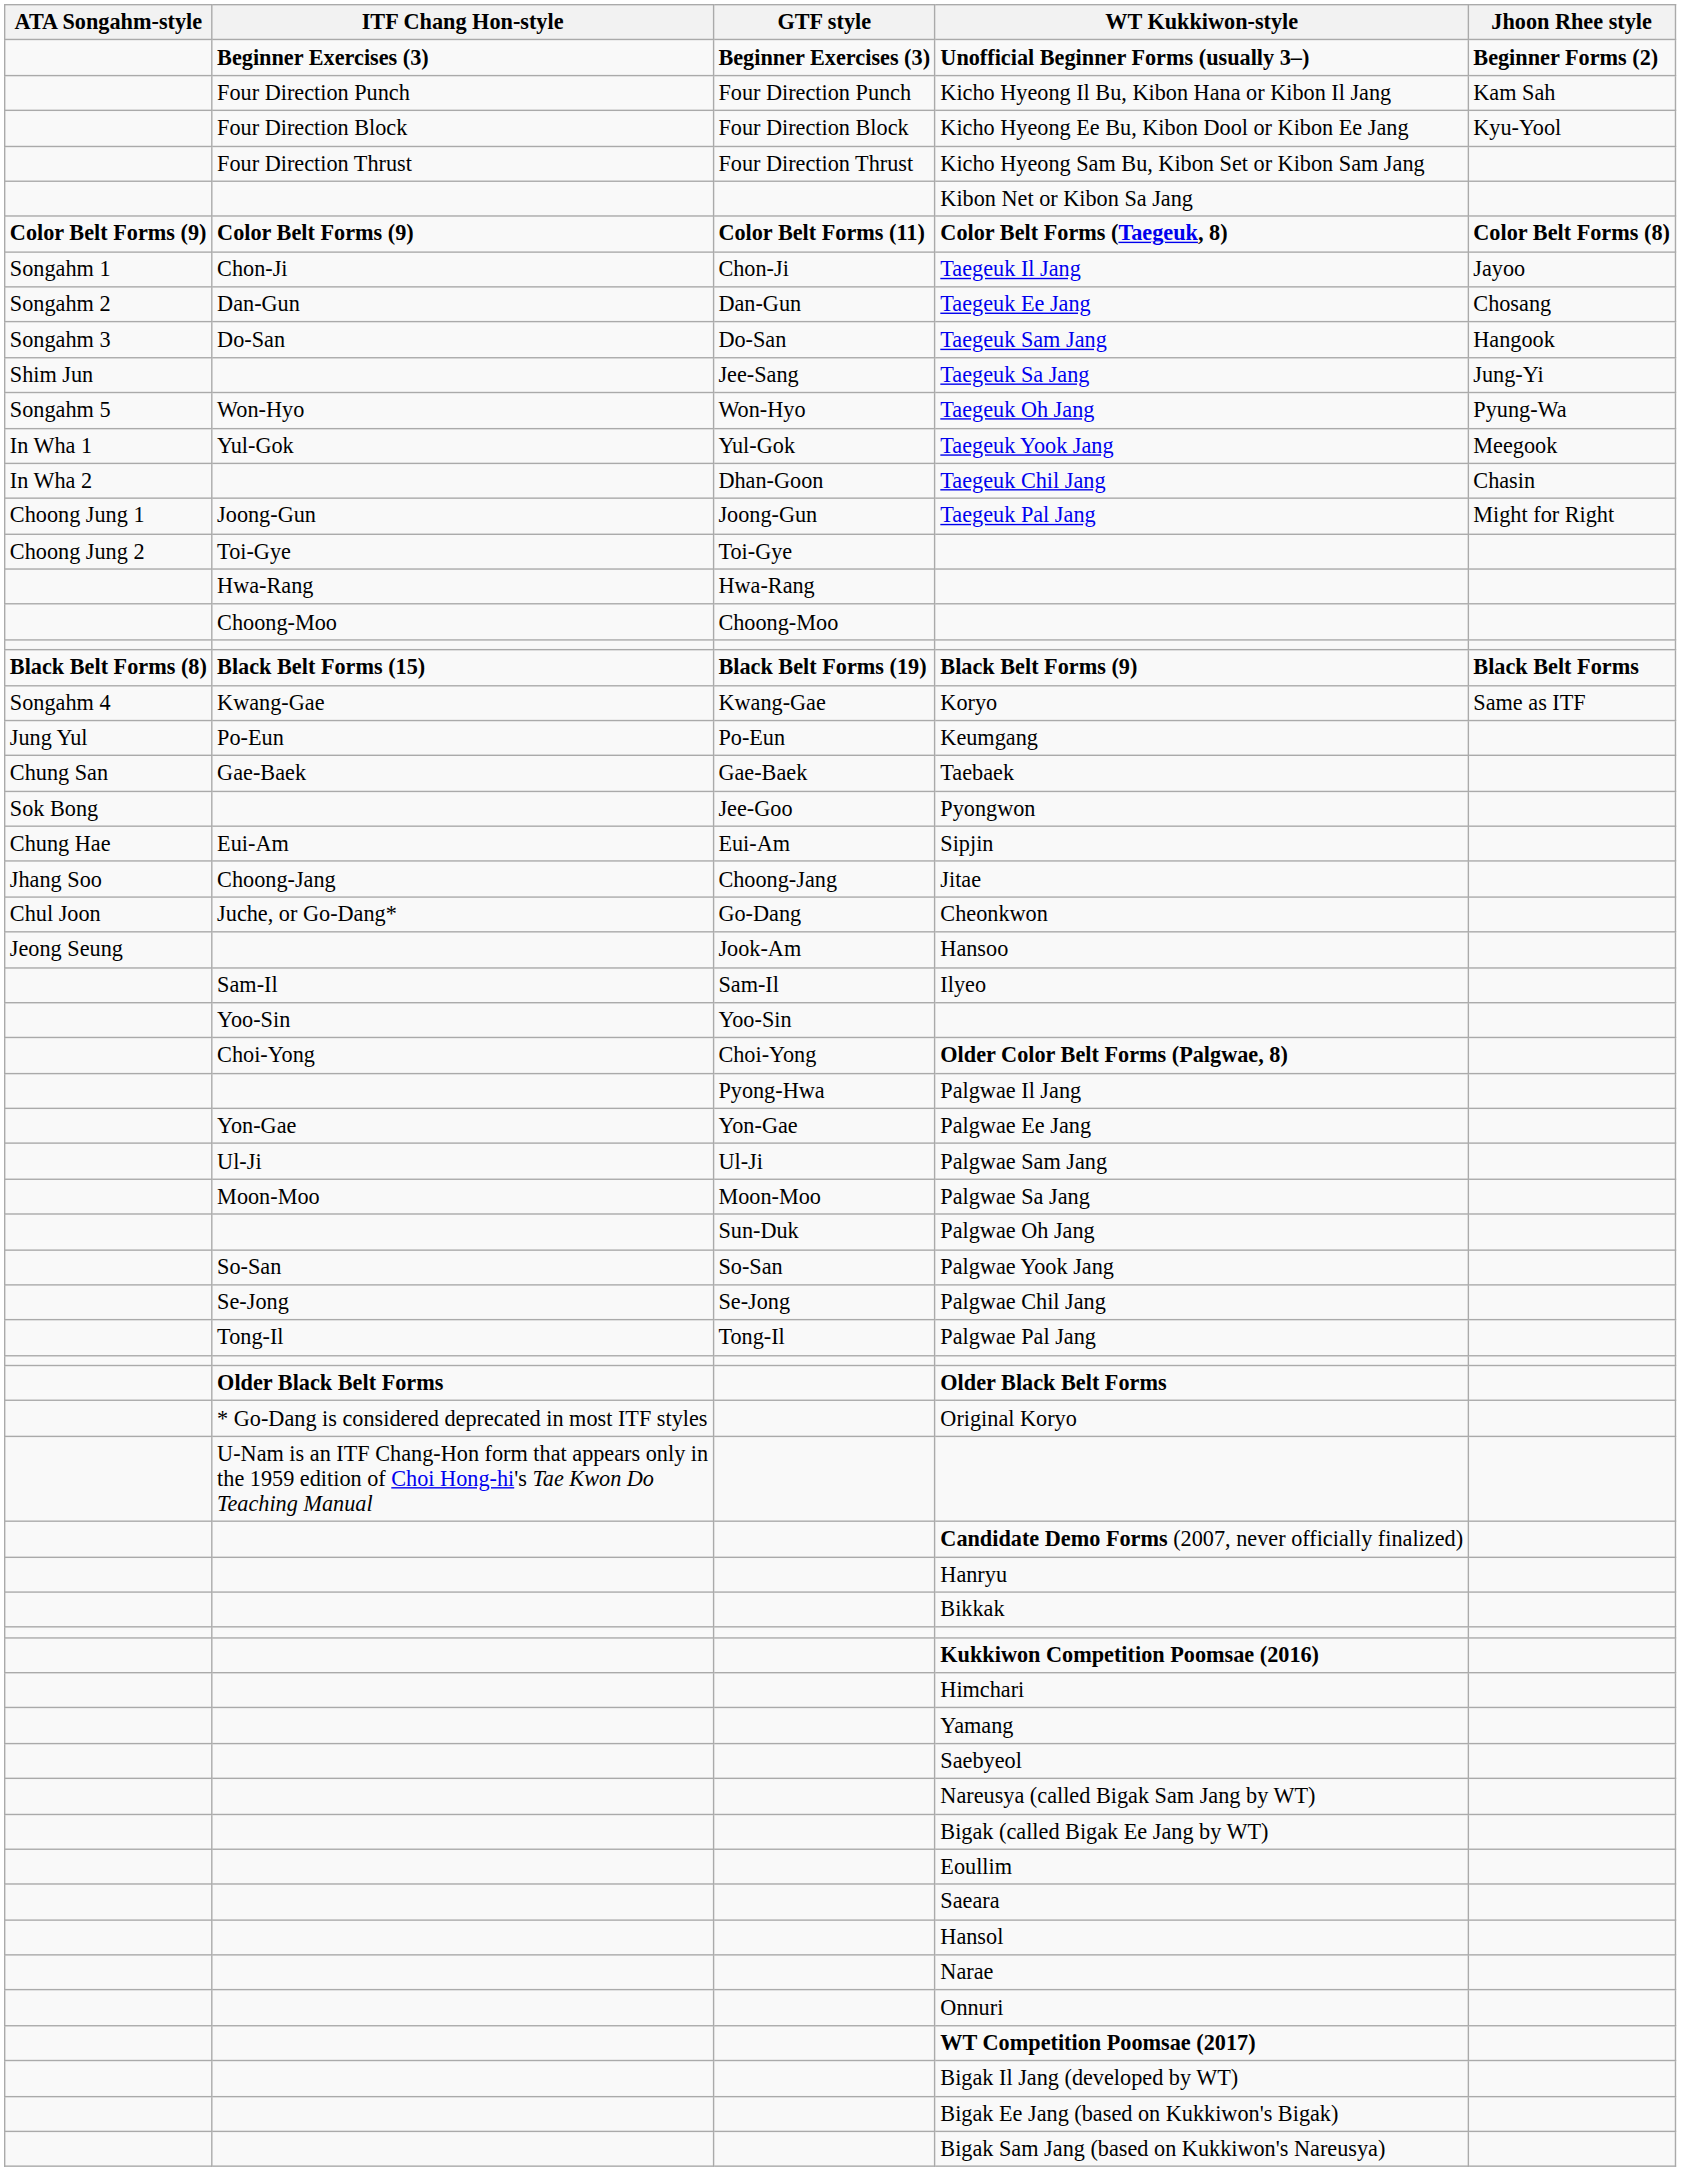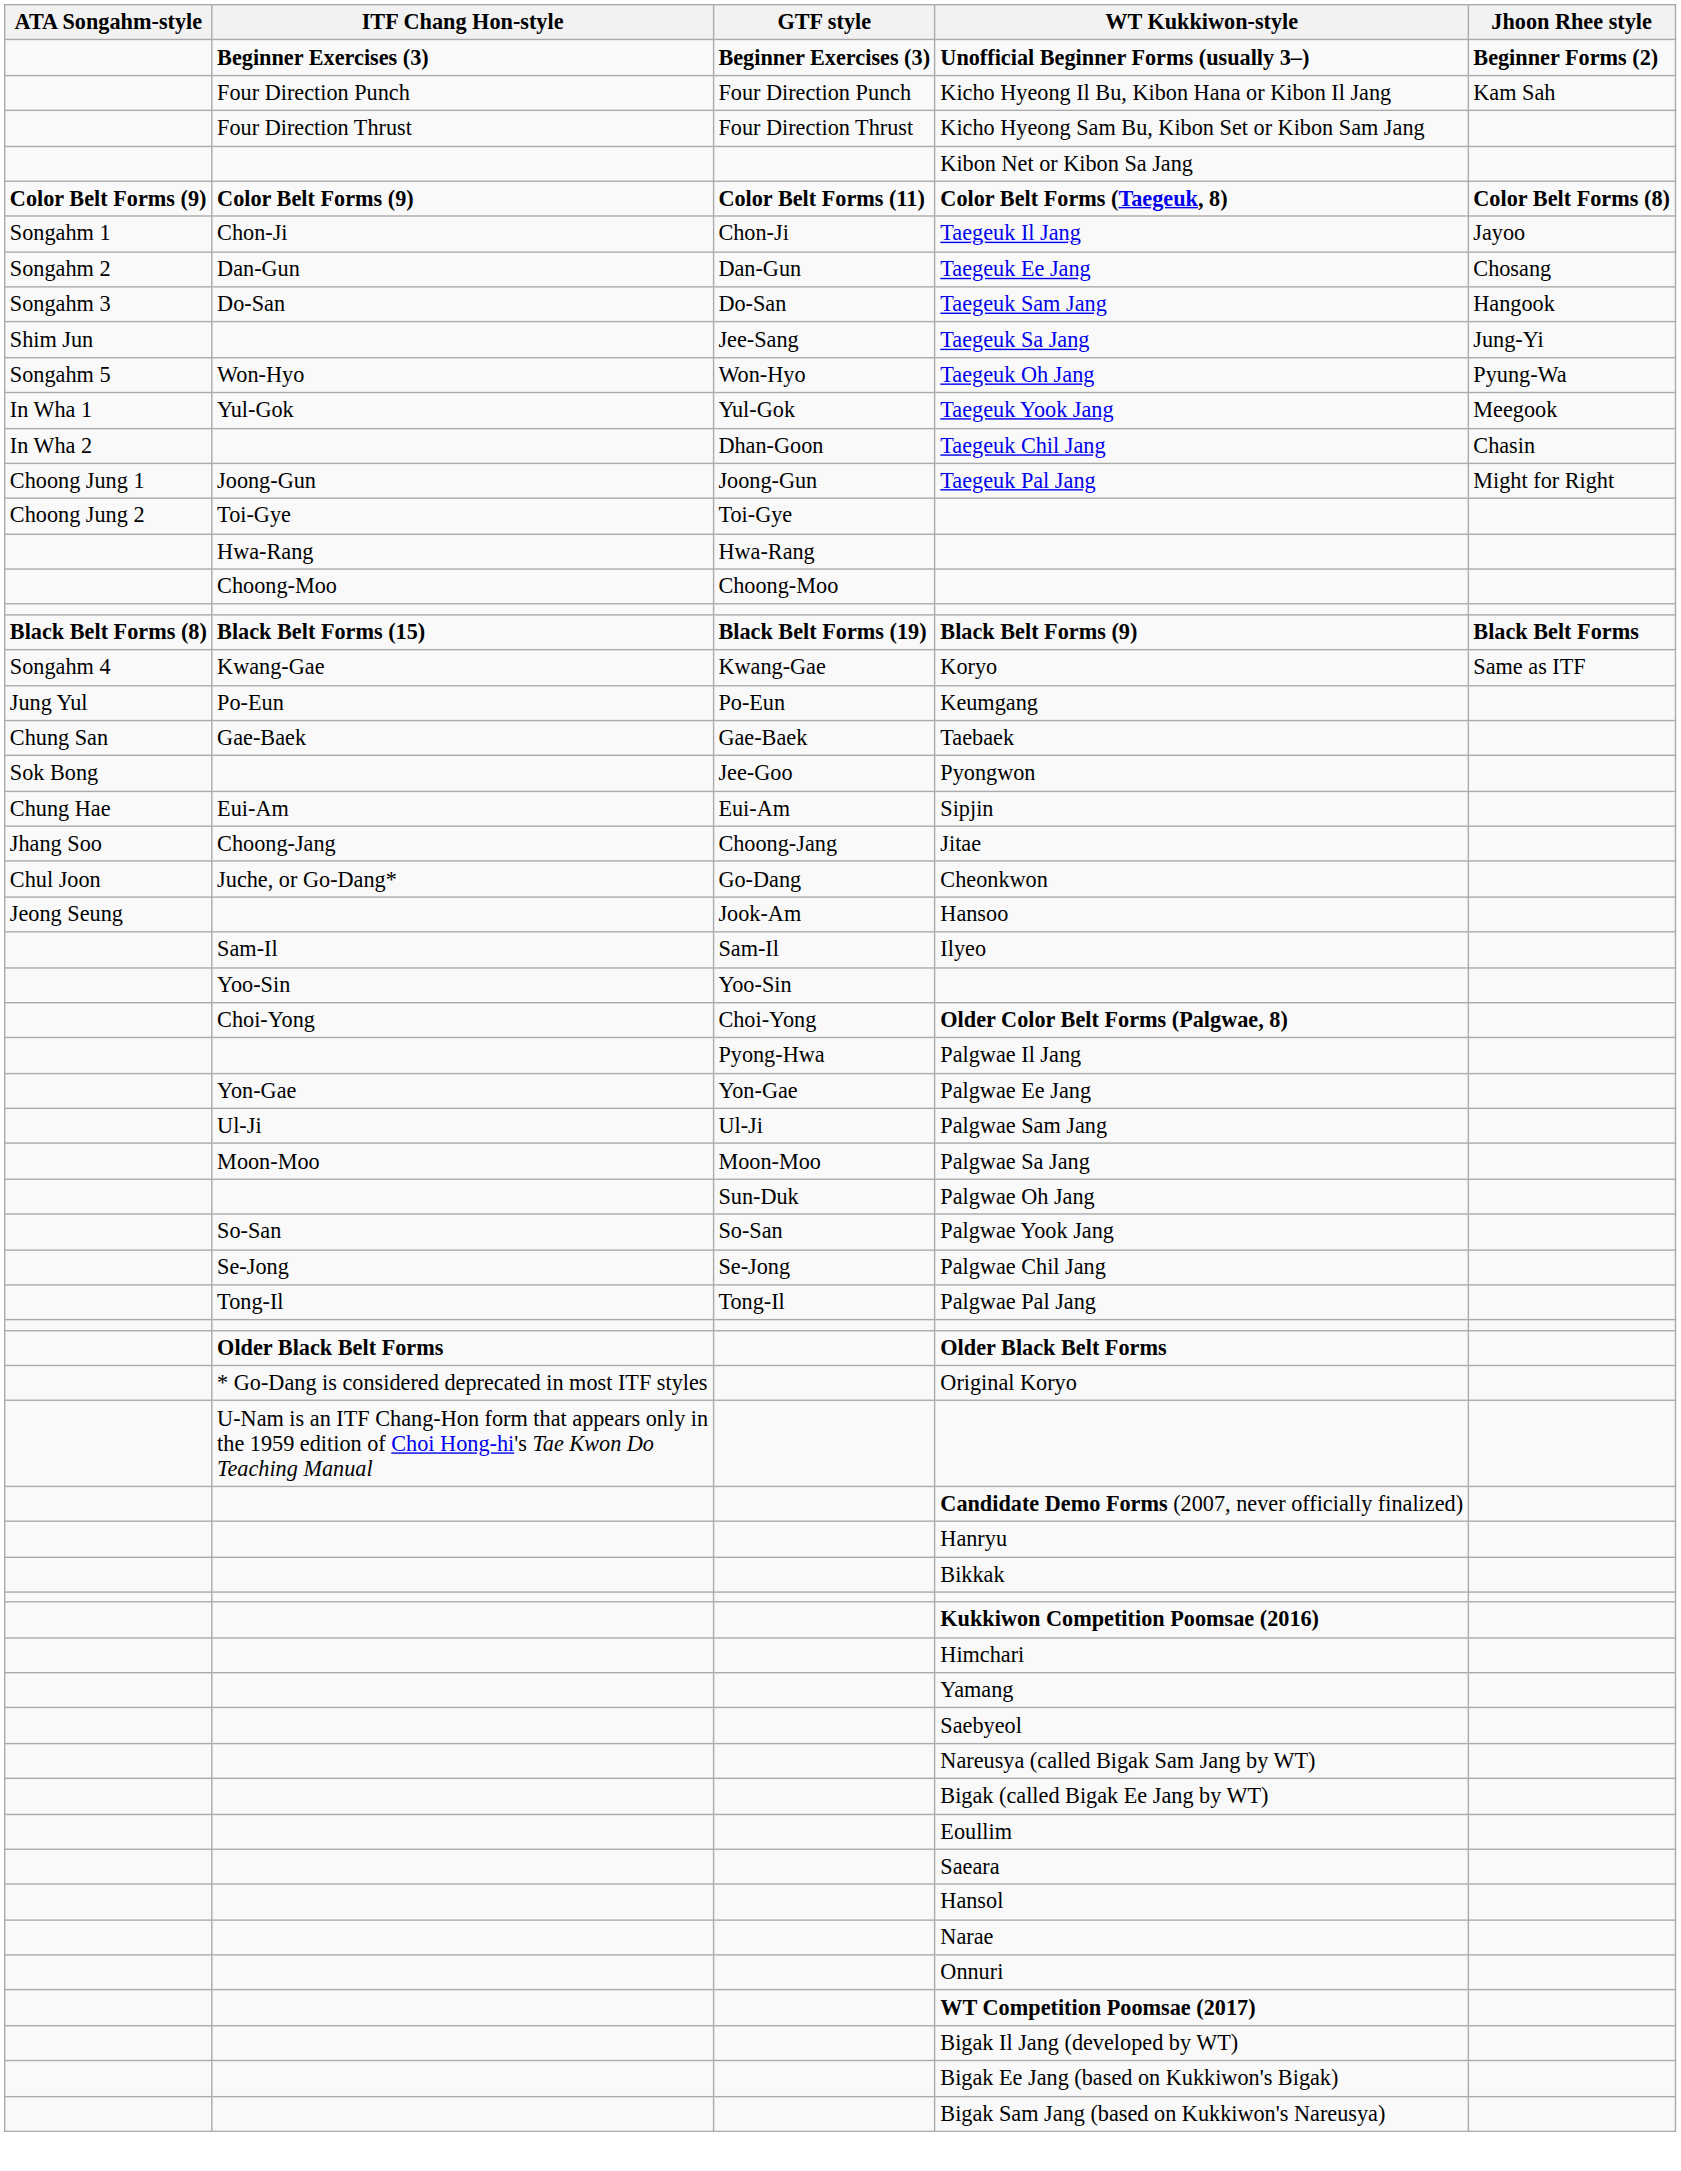- row: (312, 127)
